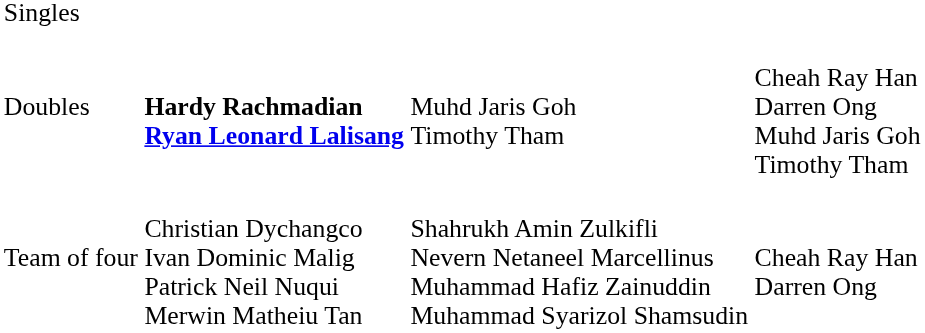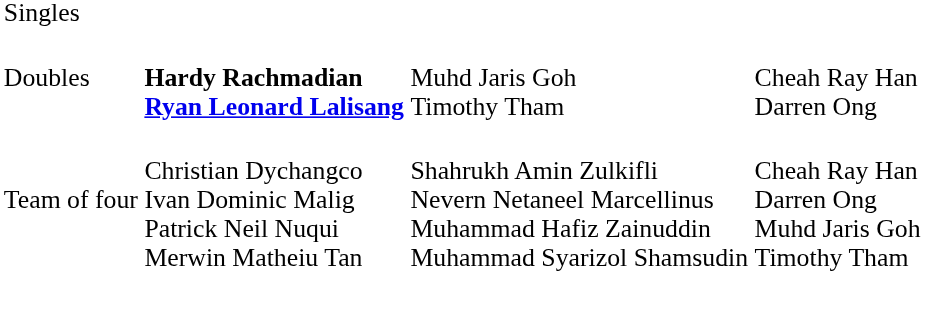(838, 120) Cheah Ray Han Darren Ong Muhd Jaris Goh Timothy Tham -> (836, 91) Cheah Ray Han Darren Ong
(836, 272) Cheah Ray Han Darren Ong -> (838, 214) Cheah Ray Han Darren Ong Muhd Jaris Goh Timothy Tham
